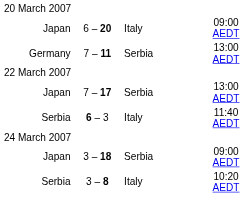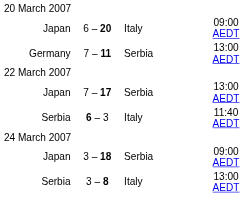(226, 182) 10:20 AEDT -> (226, 182) 13:00 AEDT
